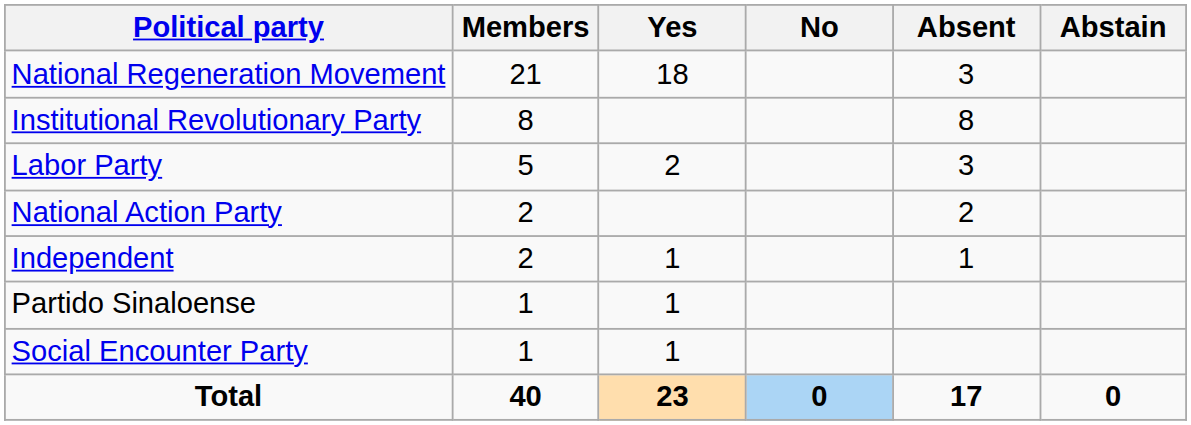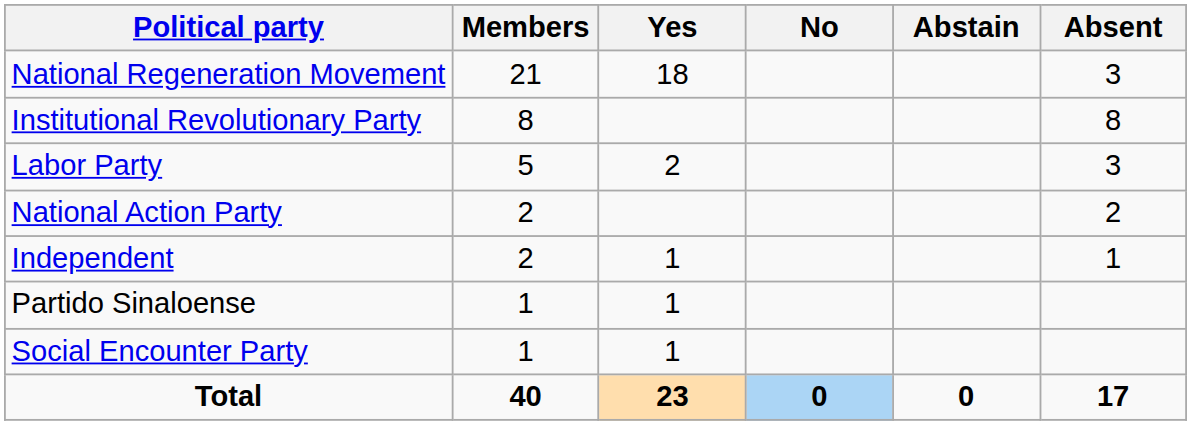columns swapped: (1113, 27) <-> (966, 27)
